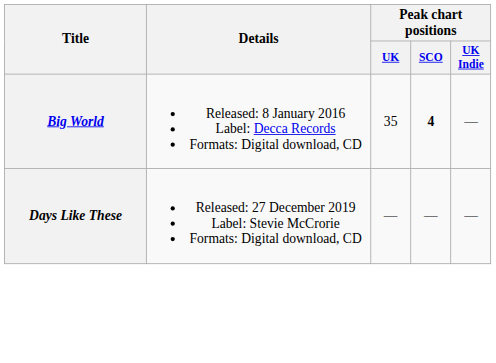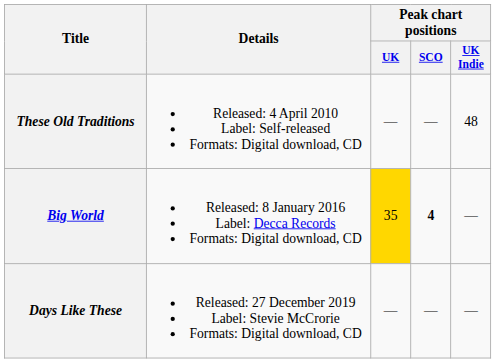+ row: (76, 121)
(391, 121) no background -> (391, 216) gold background
